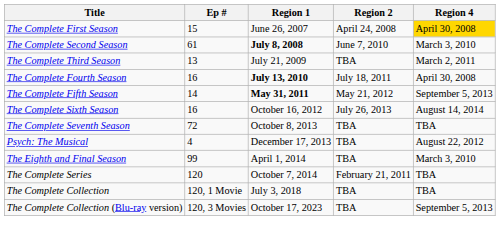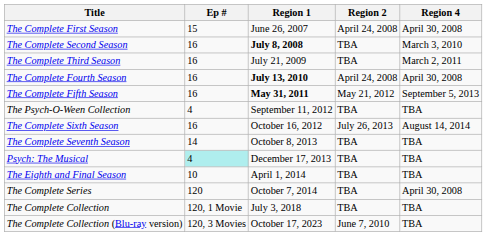(446, 28) gold background -> (432, 28) no background
(192, 45) 61 -> (192, 45) 16
(362, 45) June 7, 2010 -> (348, 45) TBA
(192, 61) 13 -> (192, 61) 16
(363, 77) July 18, 2011 -> (367, 77) April 24, 2008
(192, 93) 14 -> (192, 93) 16
+ row: (68, 110)
(192, 126) 72 -> (192, 142) 14
(190, 142) no background -> (190, 158) paleturquoise background
(450, 142) August 22, 2012 -> (412, 158) TBA
(192, 158) 99 -> (192, 175) 10
(446, 158) March 3, 2010 -> (412, 175) TBA
(373, 175) February 21, 2011 -> (348, 191) TBA
(426, 175) TBA -> (432, 191) April 30, 2008
(346, 207) TBA -> (363, 223) June 7, 2010
(454, 207) September 5, 2013 -> (412, 223) TBA
